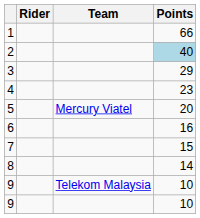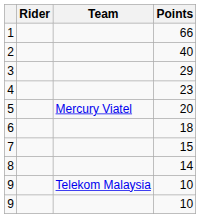(186, 52) lightblue background -> (186, 52) no background
(186, 128) 16 -> (186, 128) 18
